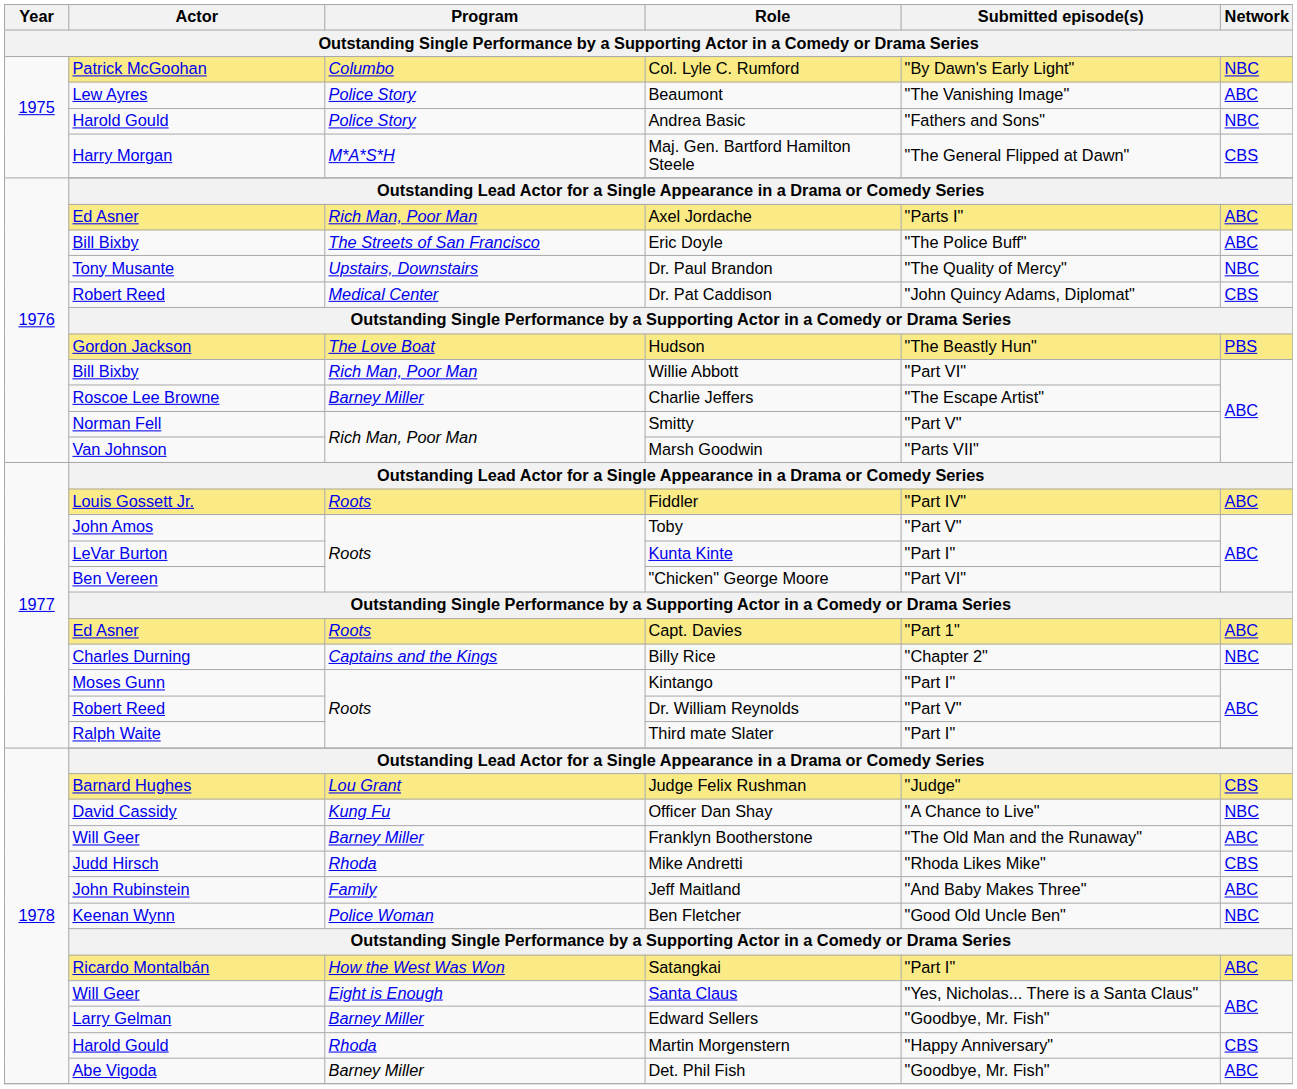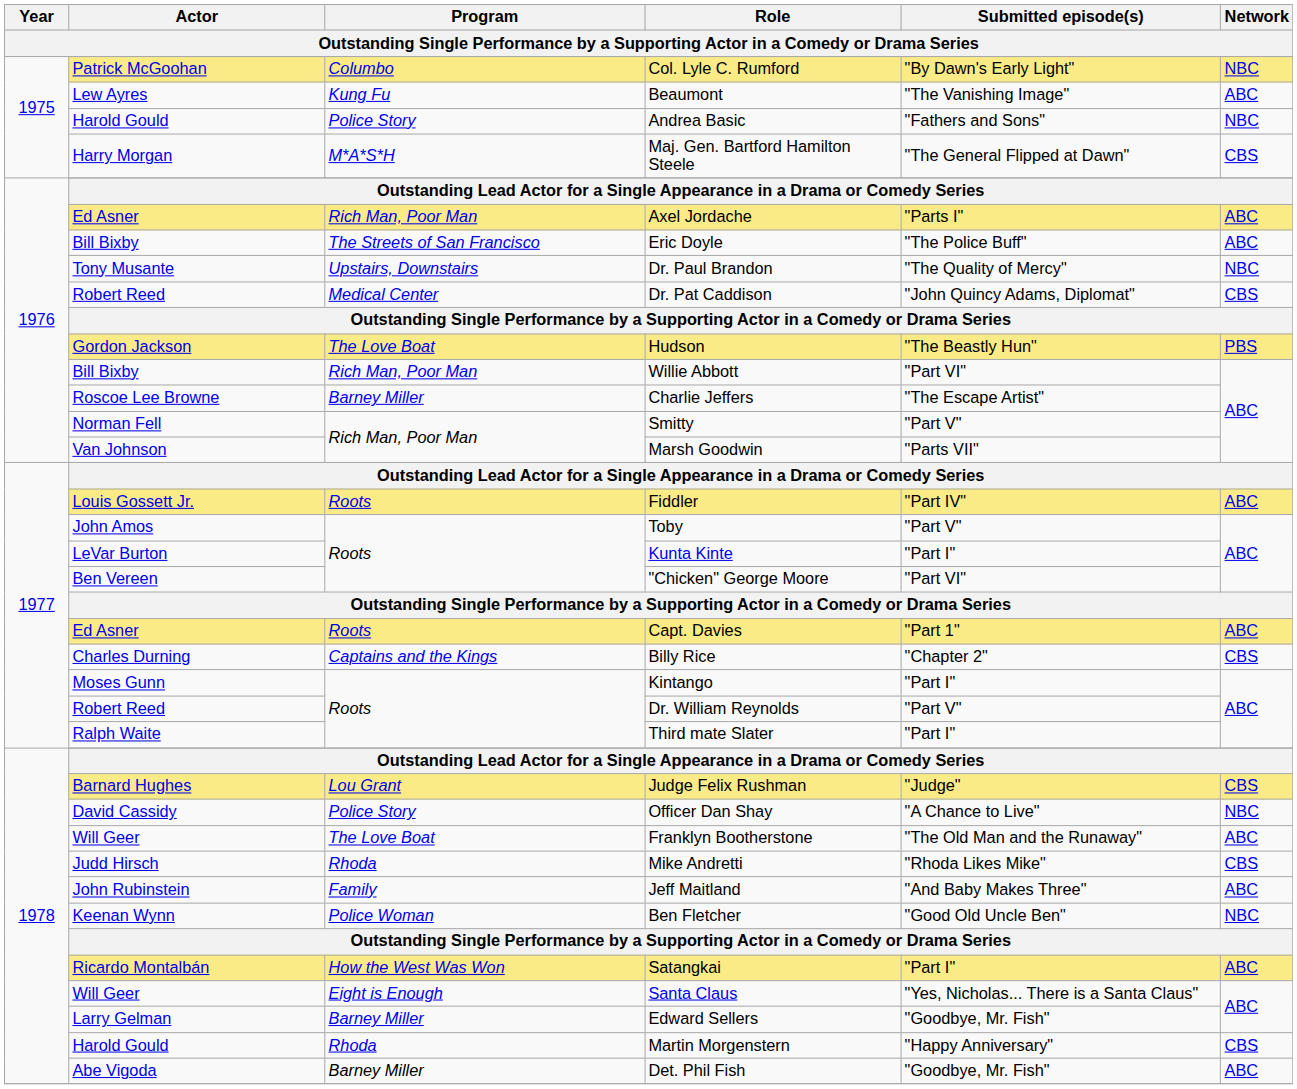(372, 95) Police Story -> (359, 95) Kung Fu
(1242, 656) NBC -> (1241, 656) CBS
(359, 812) Kung Fu -> (372, 812) Police Story
(376, 838) Barney Miller -> (382, 838) The Love Boat
